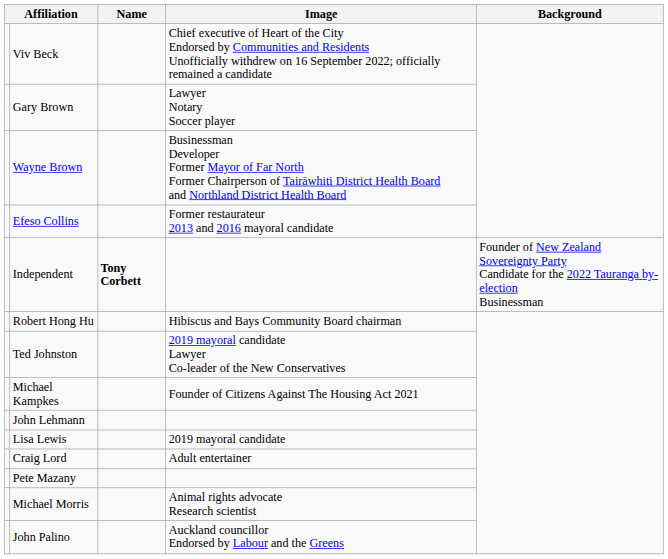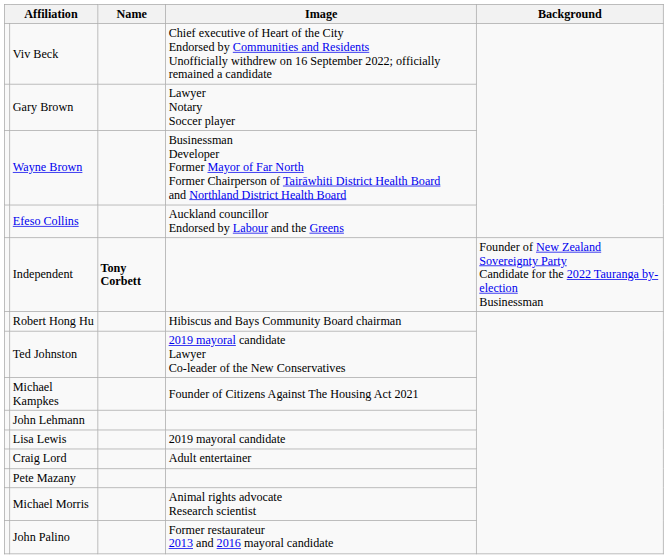(251, 221) Former restaurateur 2013 and 2016 mayoral candidate -> (256, 221) Auckland councillor Endorsed by Labour and the Greens
(256, 537) Auckland councillor Endorsed by Labour and the Greens -> (251, 537) Former restaurateur 2013 and 2016 mayoral candidate
